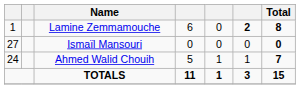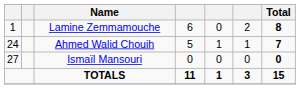(247, 28) bold -> (247, 28) normal
rows swapped: (105, 59) <-> (105, 43)
